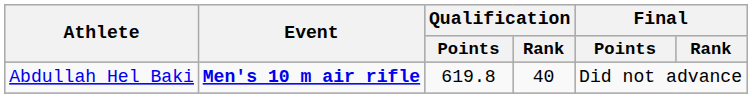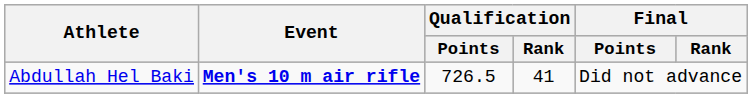(469, 77) 619.8 -> (469, 77) 726.5
(544, 77) 40 -> (544, 77) 41
